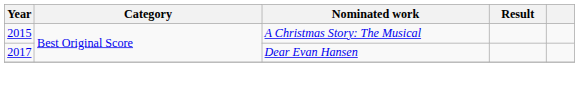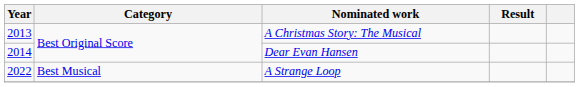(19, 33) 2015 -> (19, 33) 2013
(19, 52) 2017 -> (19, 52) 2014
+ row: (303, 71)
